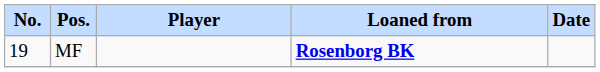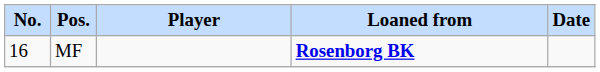(18, 51) 19 -> (18, 51) 16
